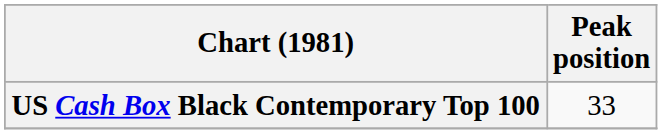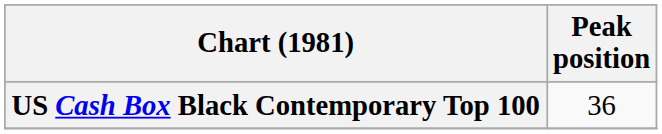(602, 104) 33 -> (602, 104) 36
